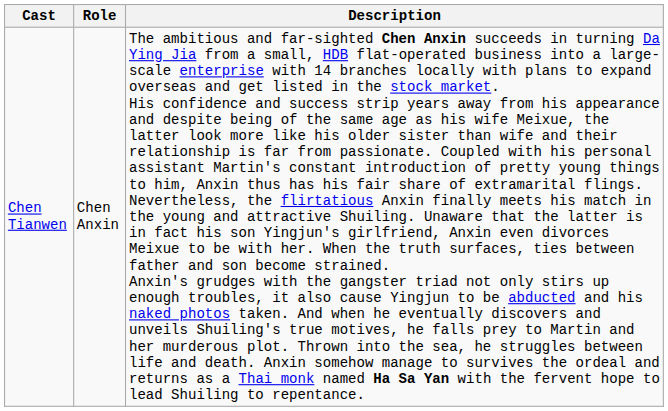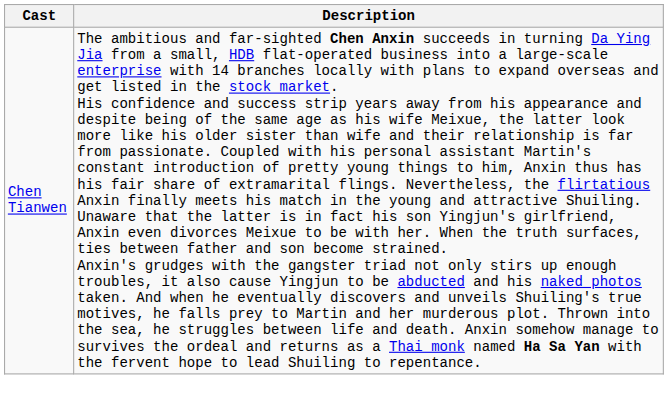- column: (100, 16)
